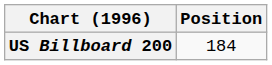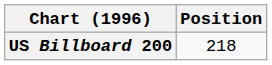(221, 46) 184 -> (221, 46) 218
